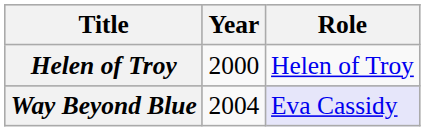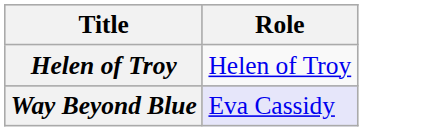- column: (234, 24)
